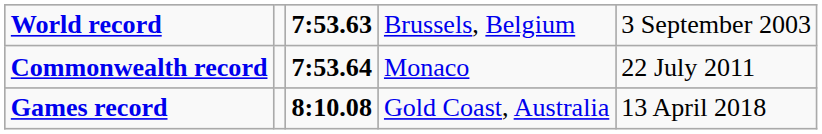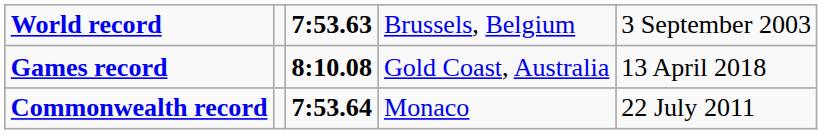rows swapped: (139, 66) <-> (89, 107)
